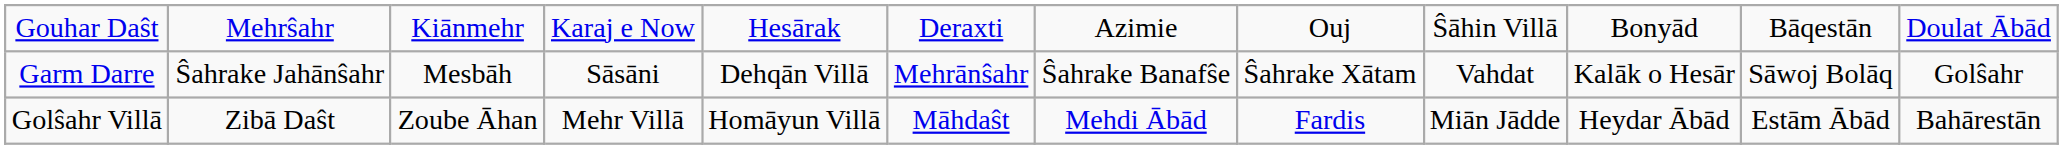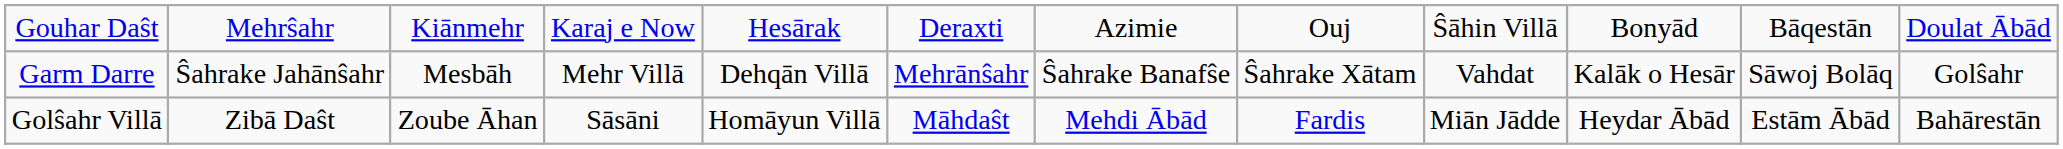(623, 73) Sāsāni -> (623, 73) Mehr Villā
(623, 120) Mehr Villā -> (623, 120) Sāsāni
